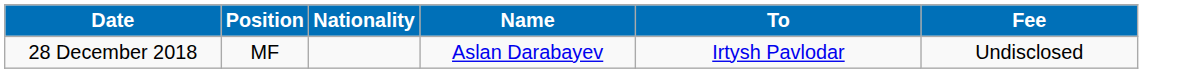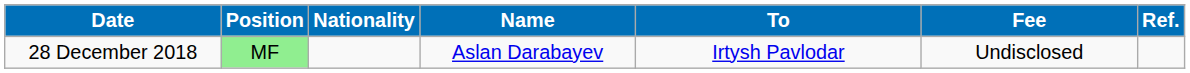+ column: (1161, 21)
(265, 52) no background -> (265, 52) lightgreen background
